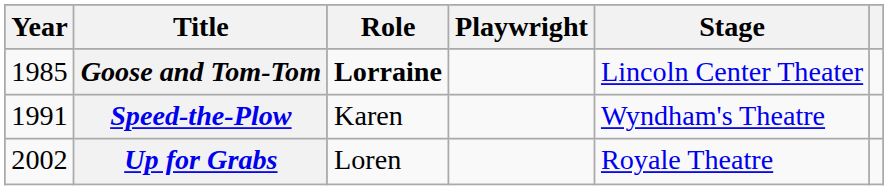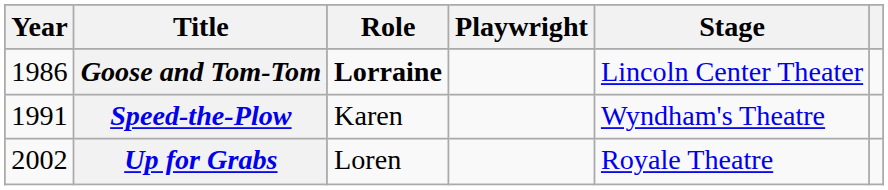(40, 71) 1985 -> (40, 71) 1986
